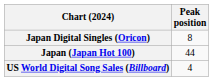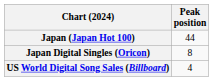rows swapped: (88, 53) <-> (88, 38)
